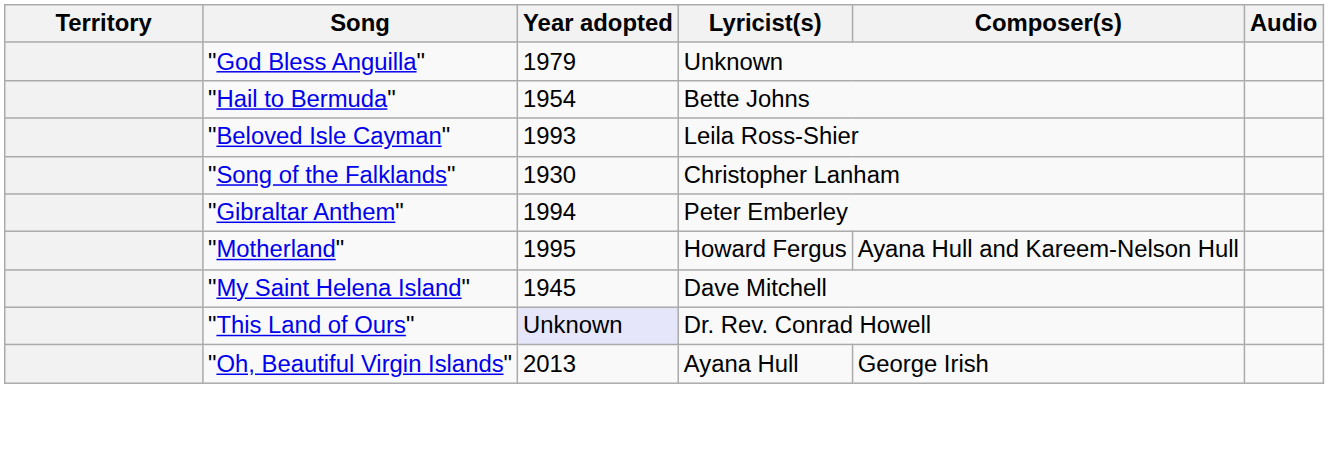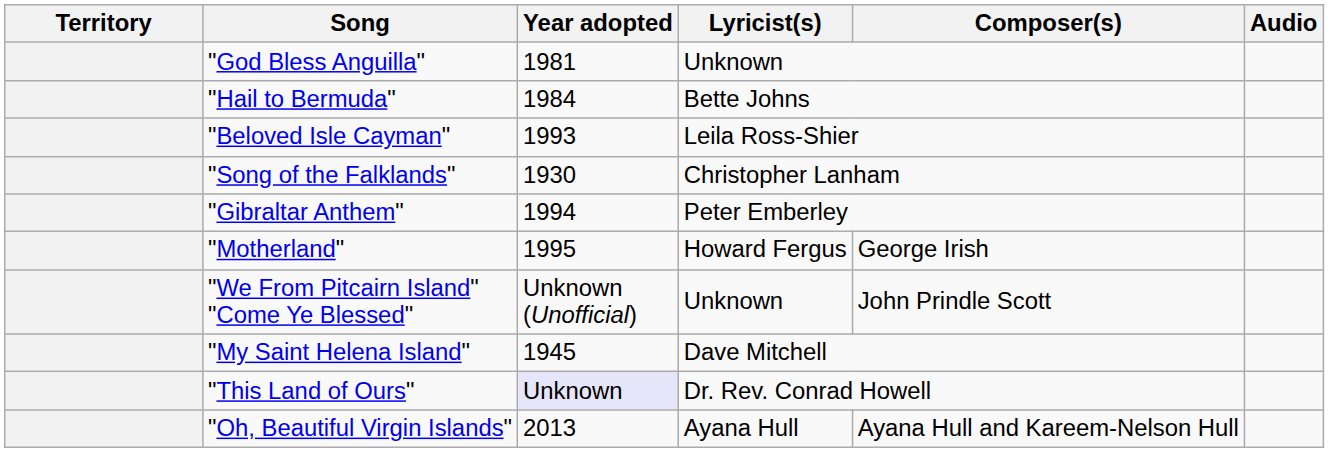(550, 61) 1979 -> (550, 61) 1981
(550, 99) 1954 -> (550, 99) 1984
(1048, 250) Ayana Hull and Kareem-Nelson Hull -> (923, 250) George Irish
+ row: (343, 301)
(923, 363) George Irish -> (1048, 428) Ayana Hull and Kareem-Nelson Hull
